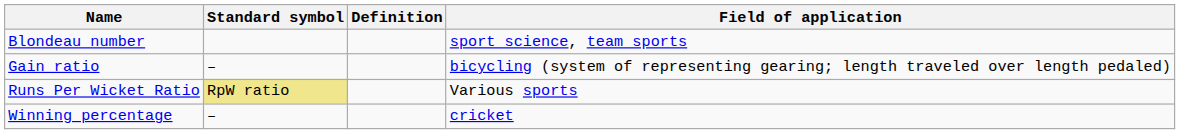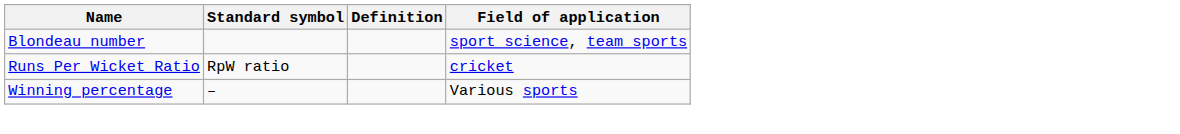- row: (54, 67)
(248, 91) khaki background -> (248, 67) no background
(514, 91) Various sports -> (482, 67) cricket
(482, 116) cricket -> (514, 91) Various sports
